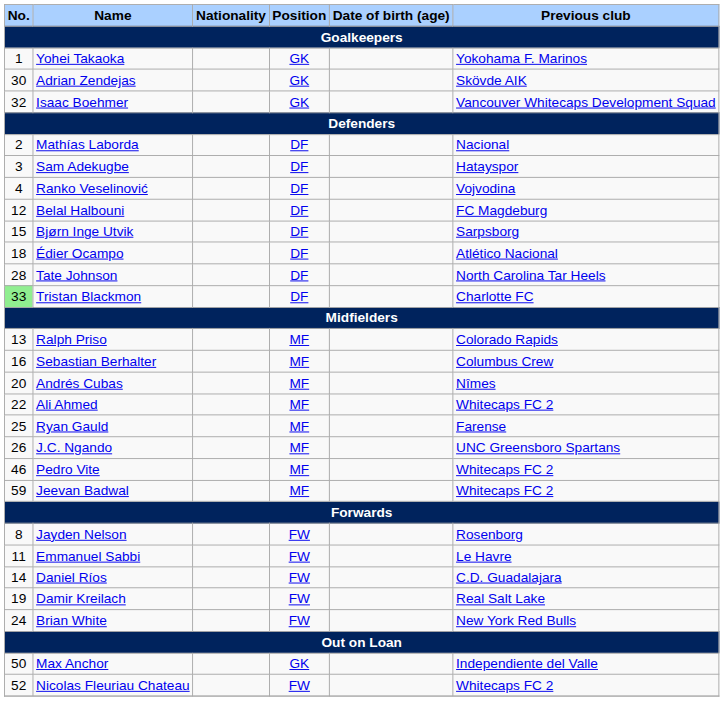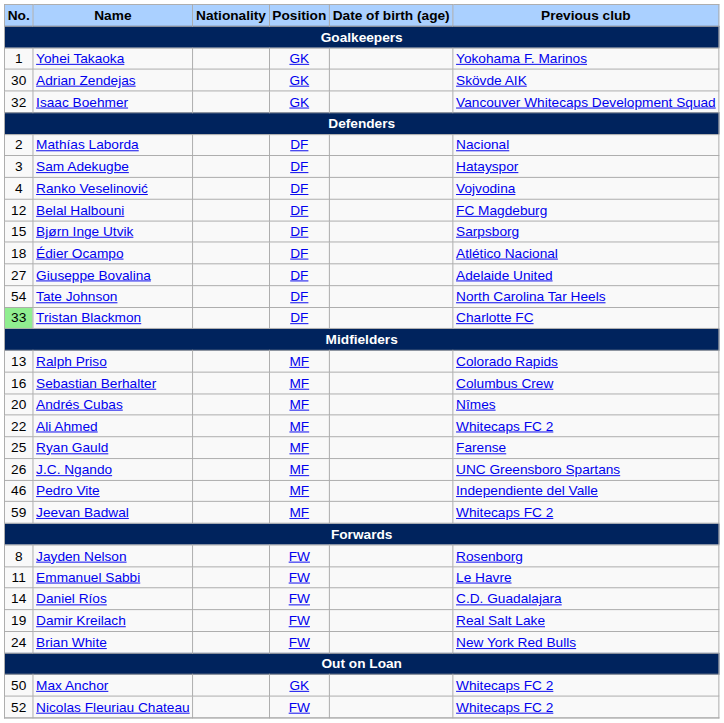+ row: (94, 275)
(19, 275) 28 -> (19, 297) 54
(505, 470) Whitecaps FC 2 -> (527, 491) Independiente del Valle
(527, 664) Independiente del Valle -> (505, 686) Whitecaps FC 2
